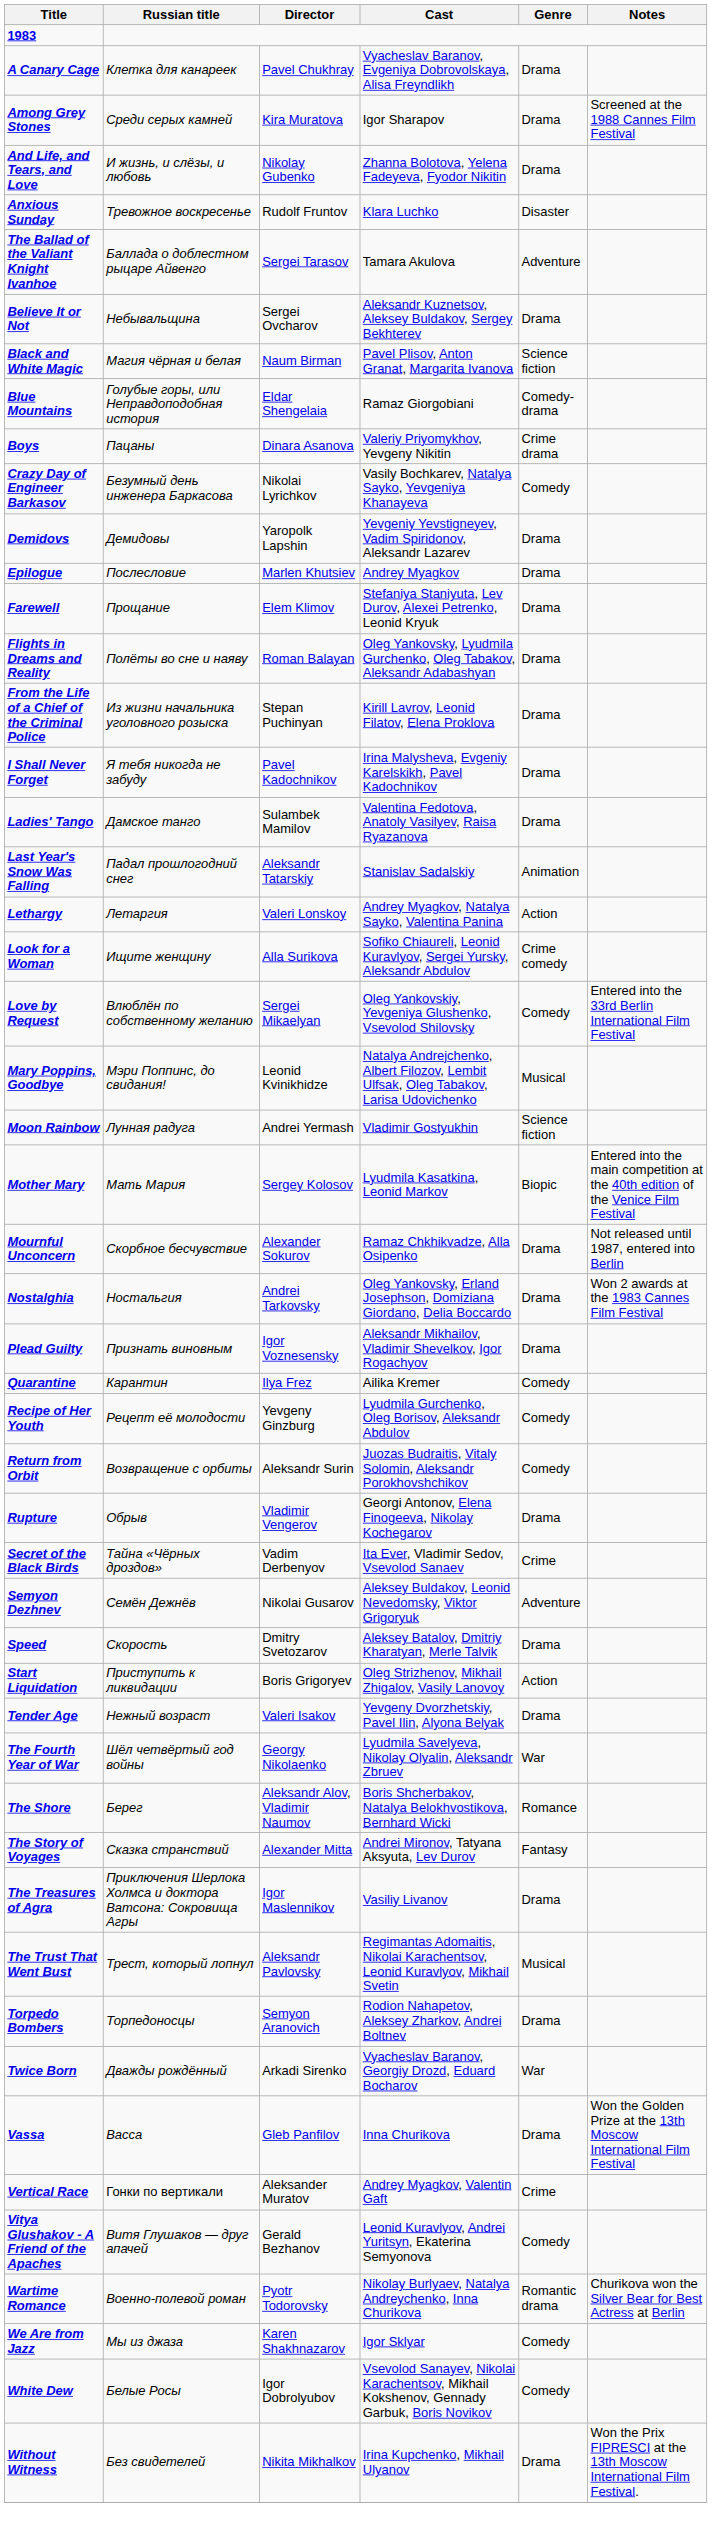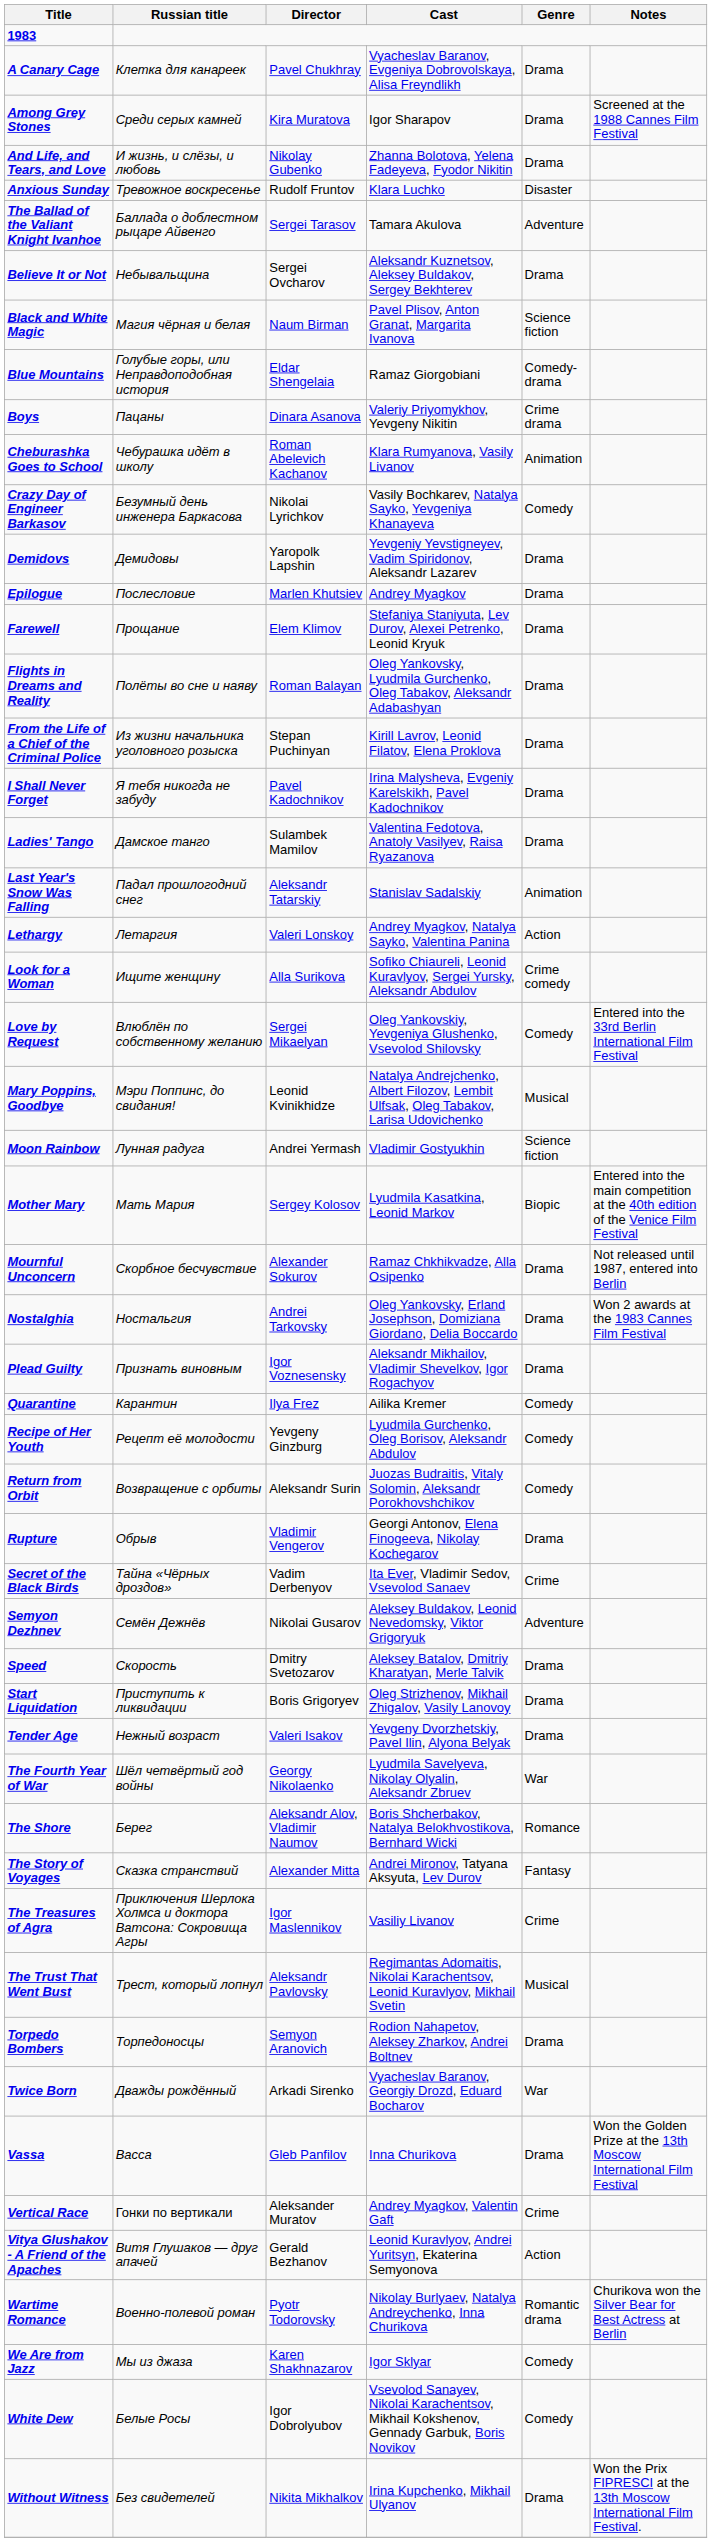+ row: (55, 459)
(540, 1680) Action -> (544, 1701) Drama
(541, 1899) Drama -> (542, 1920) Crime
(546, 2241) Comedy -> (543, 2255) Action
